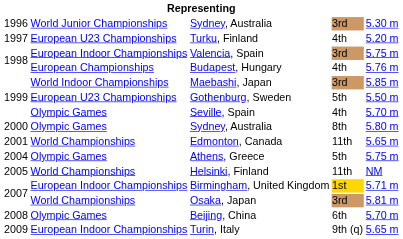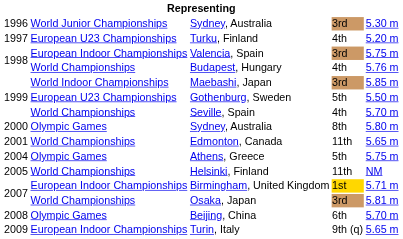(92, 68) European Championships -> (83, 68) World Championships
(69, 112) Olympic Games -> (83, 112) World Championships
